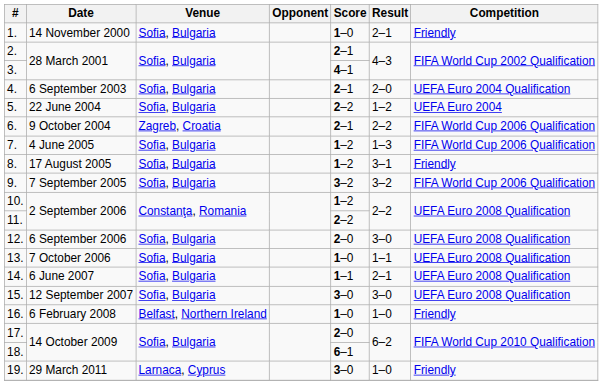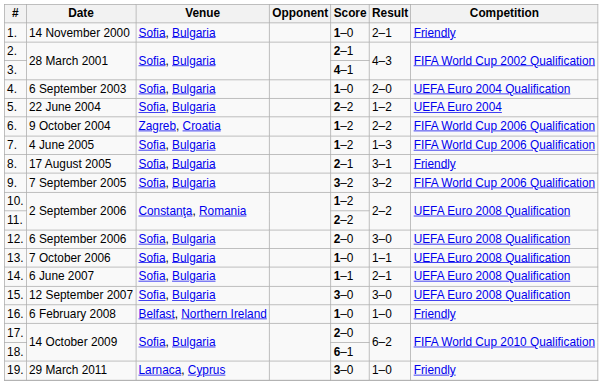(344, 88) 2–1 -> (344, 88) 1–0
(344, 126) 2–1 -> (344, 126) 1–2
(344, 164) 1–2 -> (344, 164) 2–1
